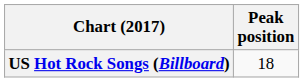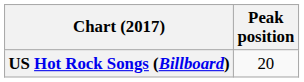(266, 63) 18 -> (266, 63) 20
